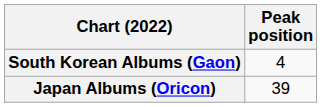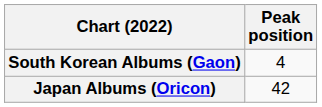(281, 89) 39 -> (281, 89) 42
